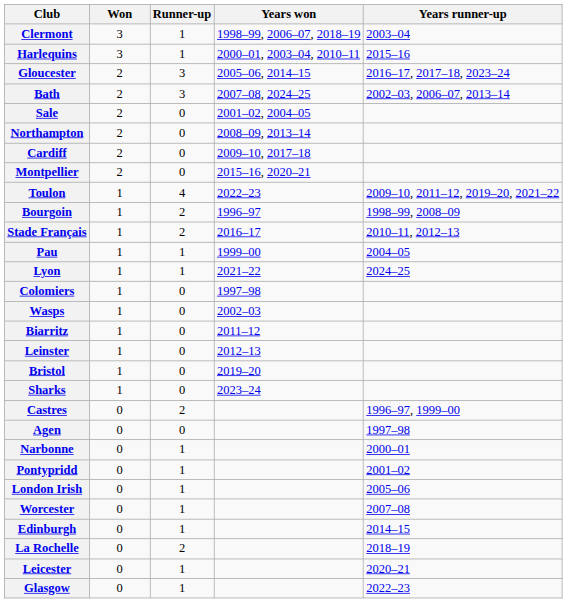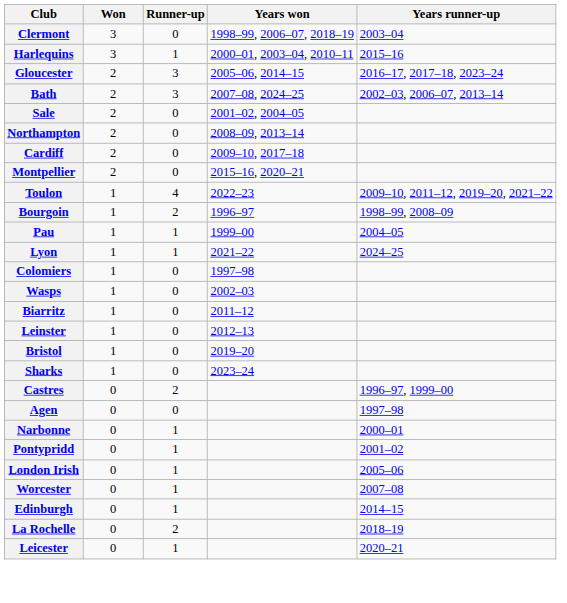(182, 34) 1 -> (175, 34) 0
- row: (47, 232)
- row: (47, 588)
